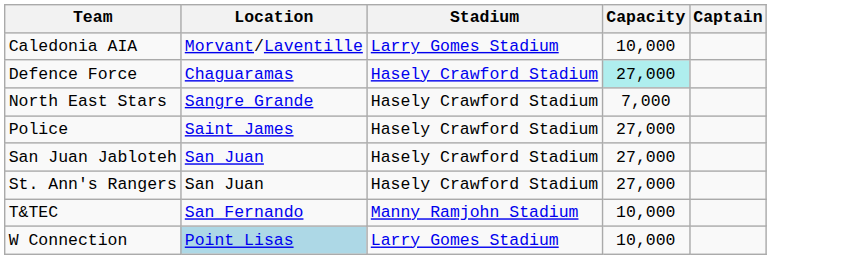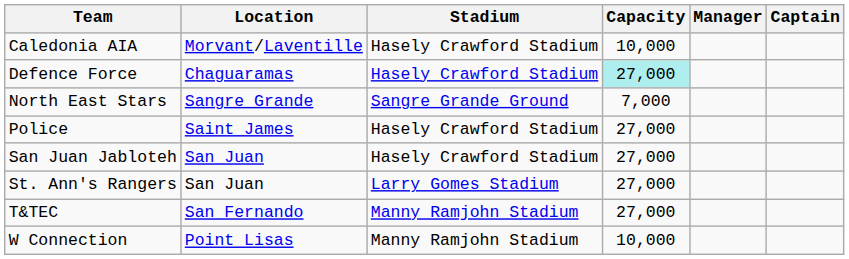+ column: (728, 18)
(465, 46) Larry Gomes Stadium -> (485, 46) Hasely Crawford Stadium
(485, 101) Hasely Crawford Stadium -> (470, 101) Sangre Grande Ground
(485, 185) Hasely Crawford Stadium -> (465, 185) Larry Gomes Stadium
(646, 212) 10,000 -> (646, 212) 27,000
(239, 240) lightblue background -> (239, 240) no background
(465, 240) Larry Gomes Stadium -> (475, 240) Manny Ramjohn Stadium
